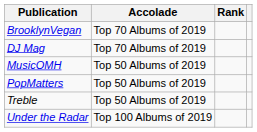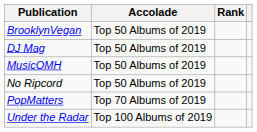(150, 30) Top 70 Albums of 2019 -> (150, 30) Top 50 Albums of 2019
(150, 48) Top 70 Albums of 2019 -> (150, 48) Top 50 Albums of 2019
+ row: (35, 83)
(150, 83) Top 50 Albums of 2019 -> (150, 100) Top 70 Albums of 2019
- row: (22, 100)
